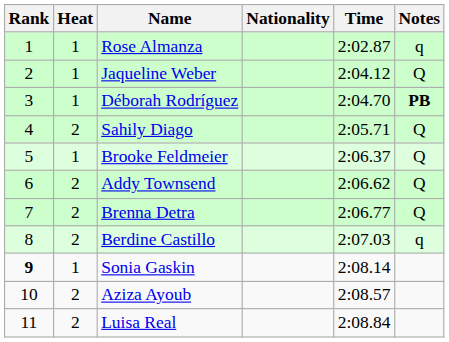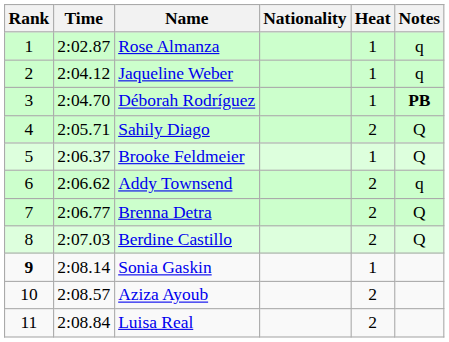columns swapped: (75, 18) <-> (364, 18)
(419, 73) Q -> (419, 73) q
(419, 184) Q -> (419, 184) q
(419, 239) q -> (419, 239) Q
